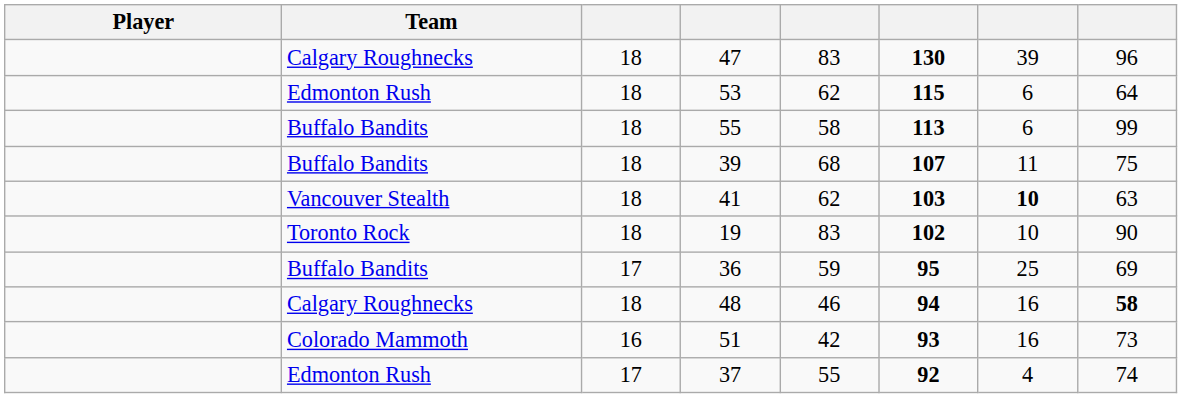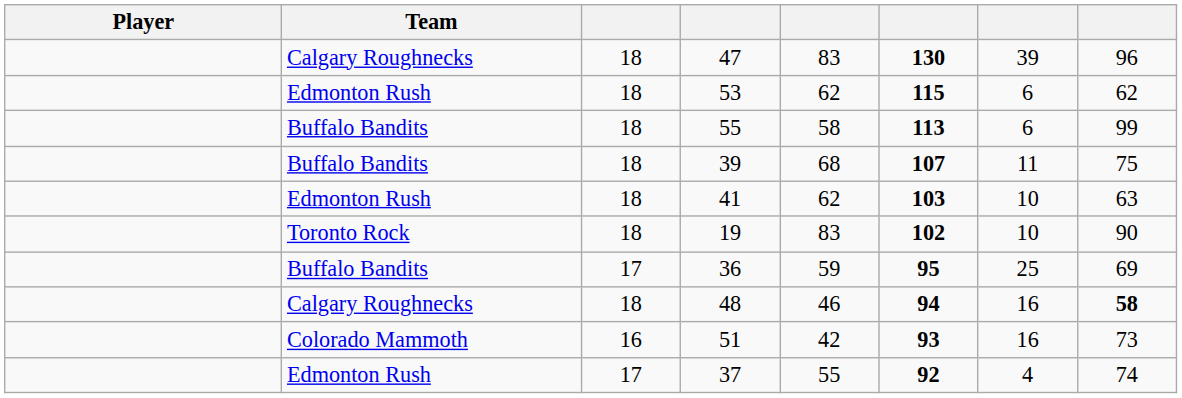(1127, 92) 64 -> (1127, 92) 62
(368, 198) Vancouver Stealth -> (359, 198) Edmonton Rush
(1028, 198) bold -> (1028, 198) normal
